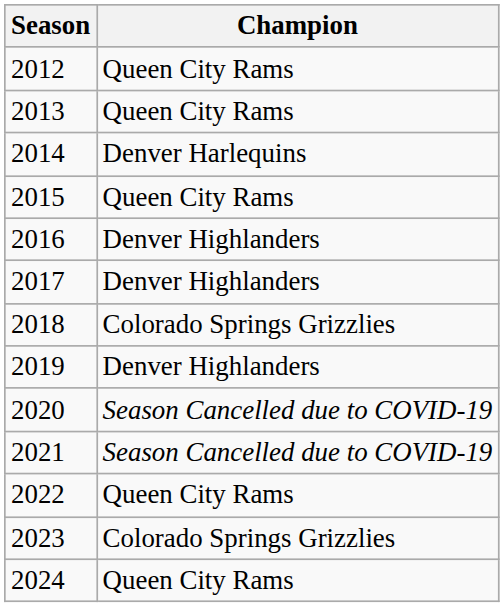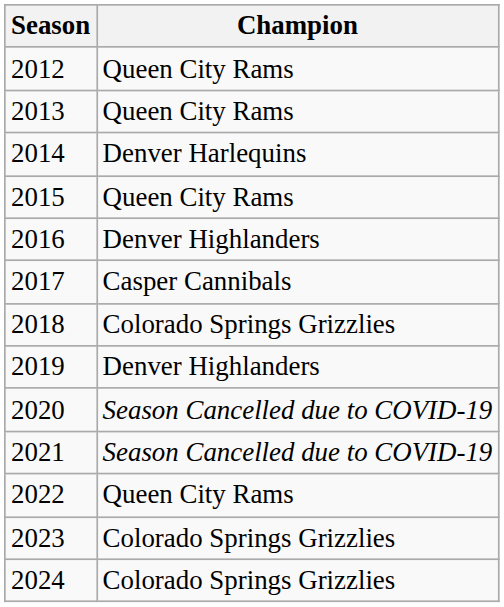(211, 281) Denver Highlanders -> (197, 281) Casper Cannibals
(198, 580) Queen City Rams -> (249, 580) Colorado Springs Grizzlies
